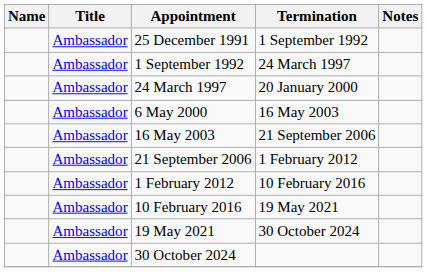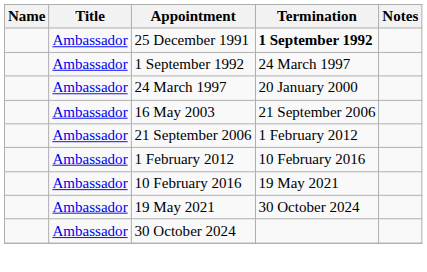(313, 40) normal -> (316, 40) bold
- row: (171, 111)
